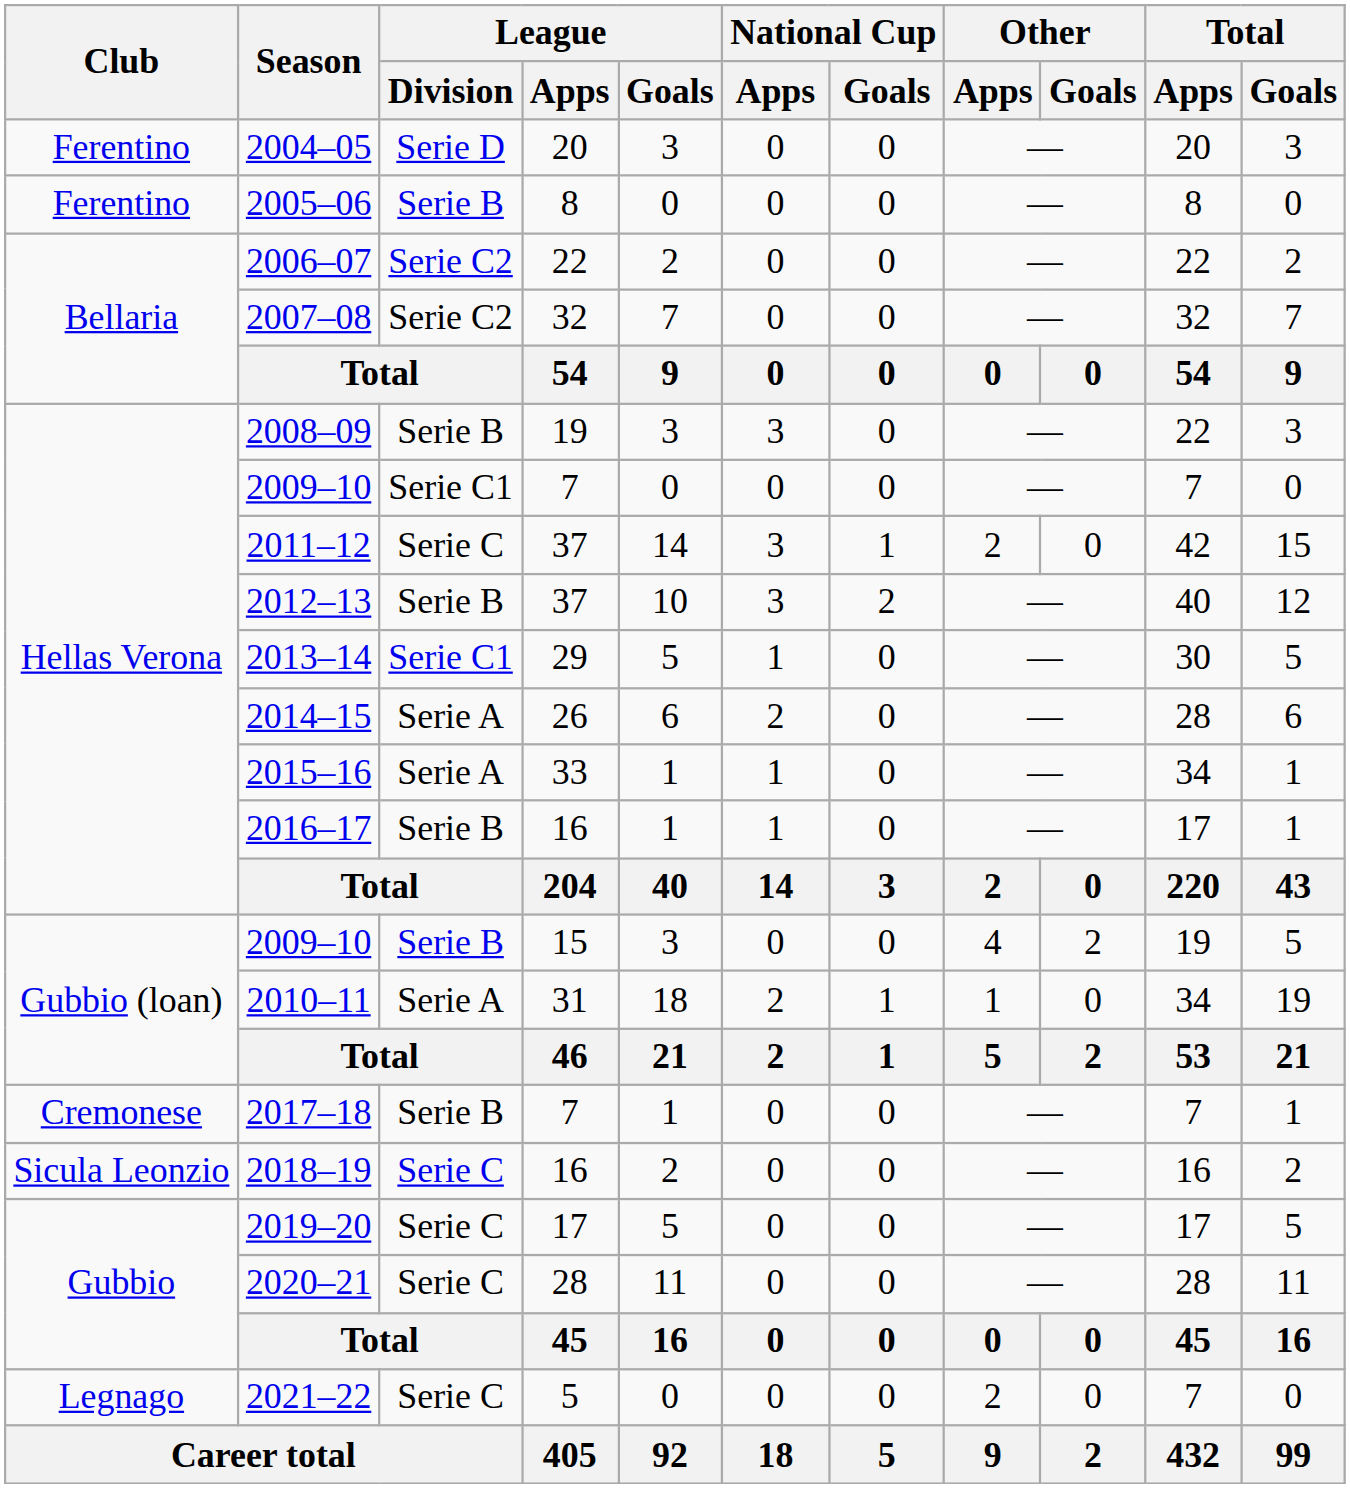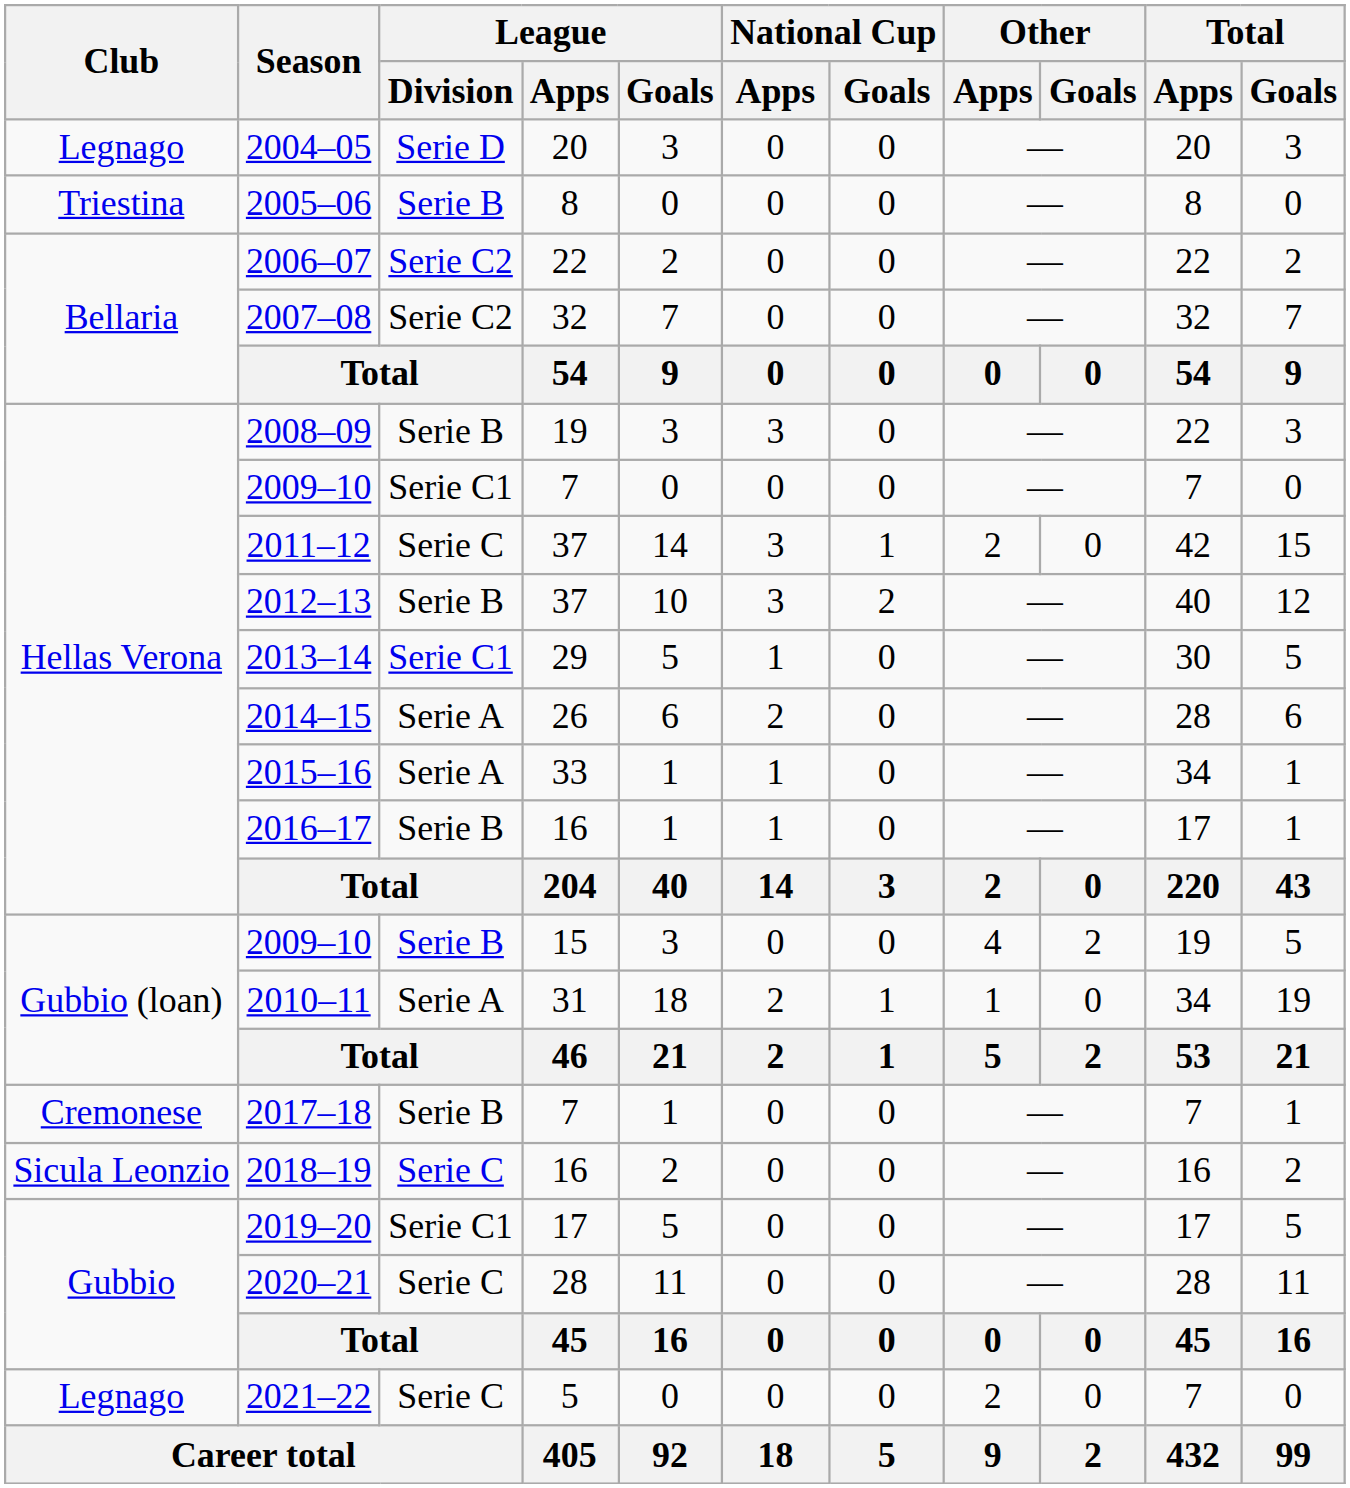(121, 146) Ferentino -> (121, 146) Legnago
(121, 203) Ferentino -> (121, 203) Triestina
(451, 1226) Serie C -> (451, 1226) Serie C1
